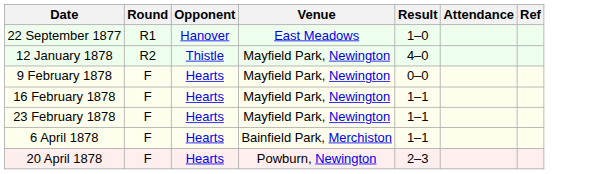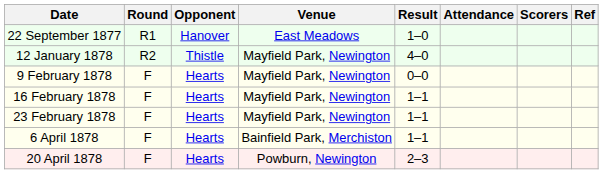+ column: (544, 14)
